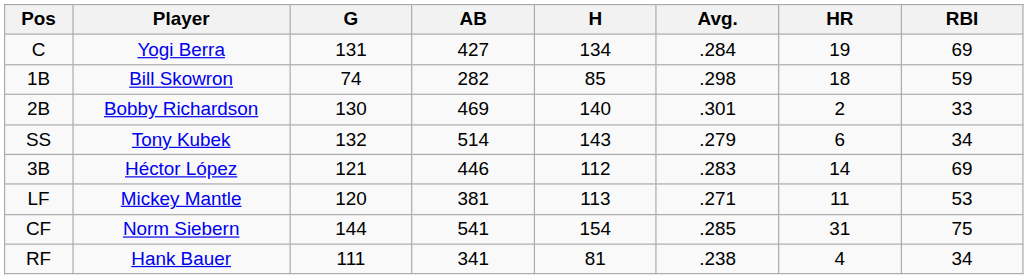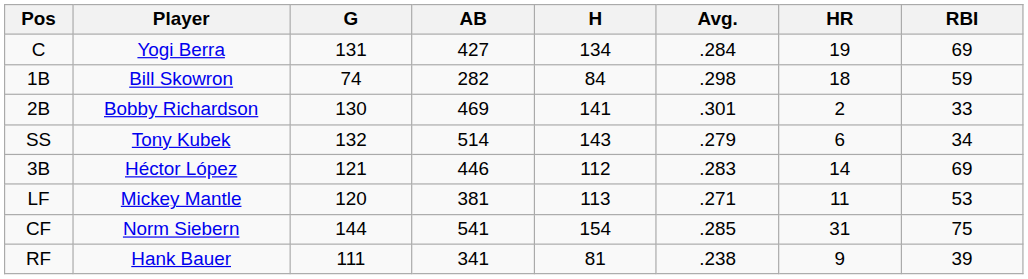(595, 79) 85 -> (595, 79) 84
(595, 109) 140 -> (595, 109) 141
(840, 259) 4 -> (840, 259) 9
(962, 259) 34 -> (962, 259) 39
